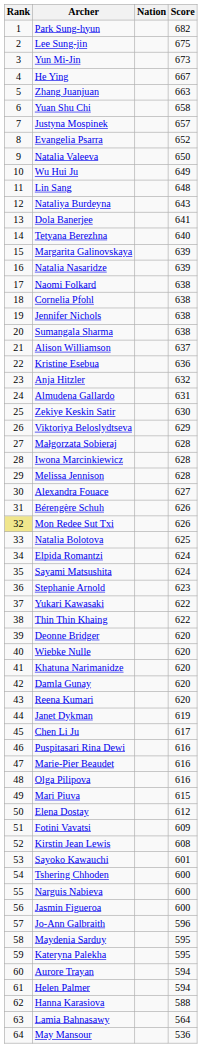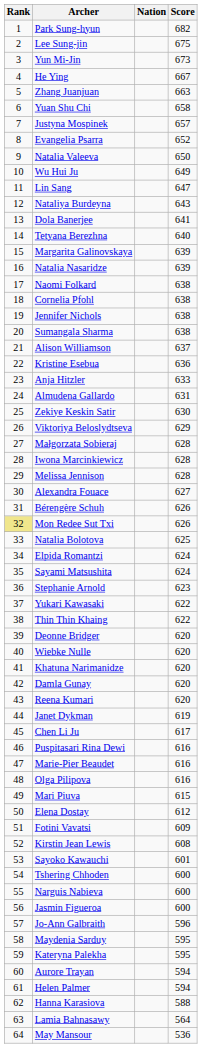(183, 188) 648 -> (183, 188) 647
(183, 380) 632 -> (183, 380) 633
